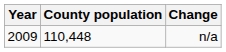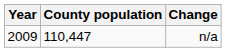(67, 36) 110,448 -> (67, 36) 110,447
